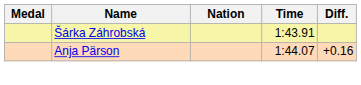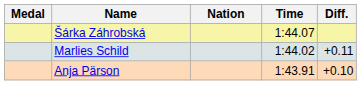(295, 33) 1:43.91 -> (295, 33) 1:44.07
+ row: (91, 52)
(295, 52) 1:44.07 -> (295, 71) 1:43.91
(338, 52) +0.16 -> (338, 71) +0.10
